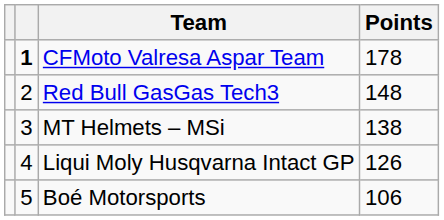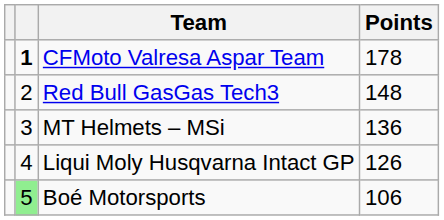(383, 128) 138 -> (383, 128) 136
(26, 198) no background -> (26, 198) lightgreen background
